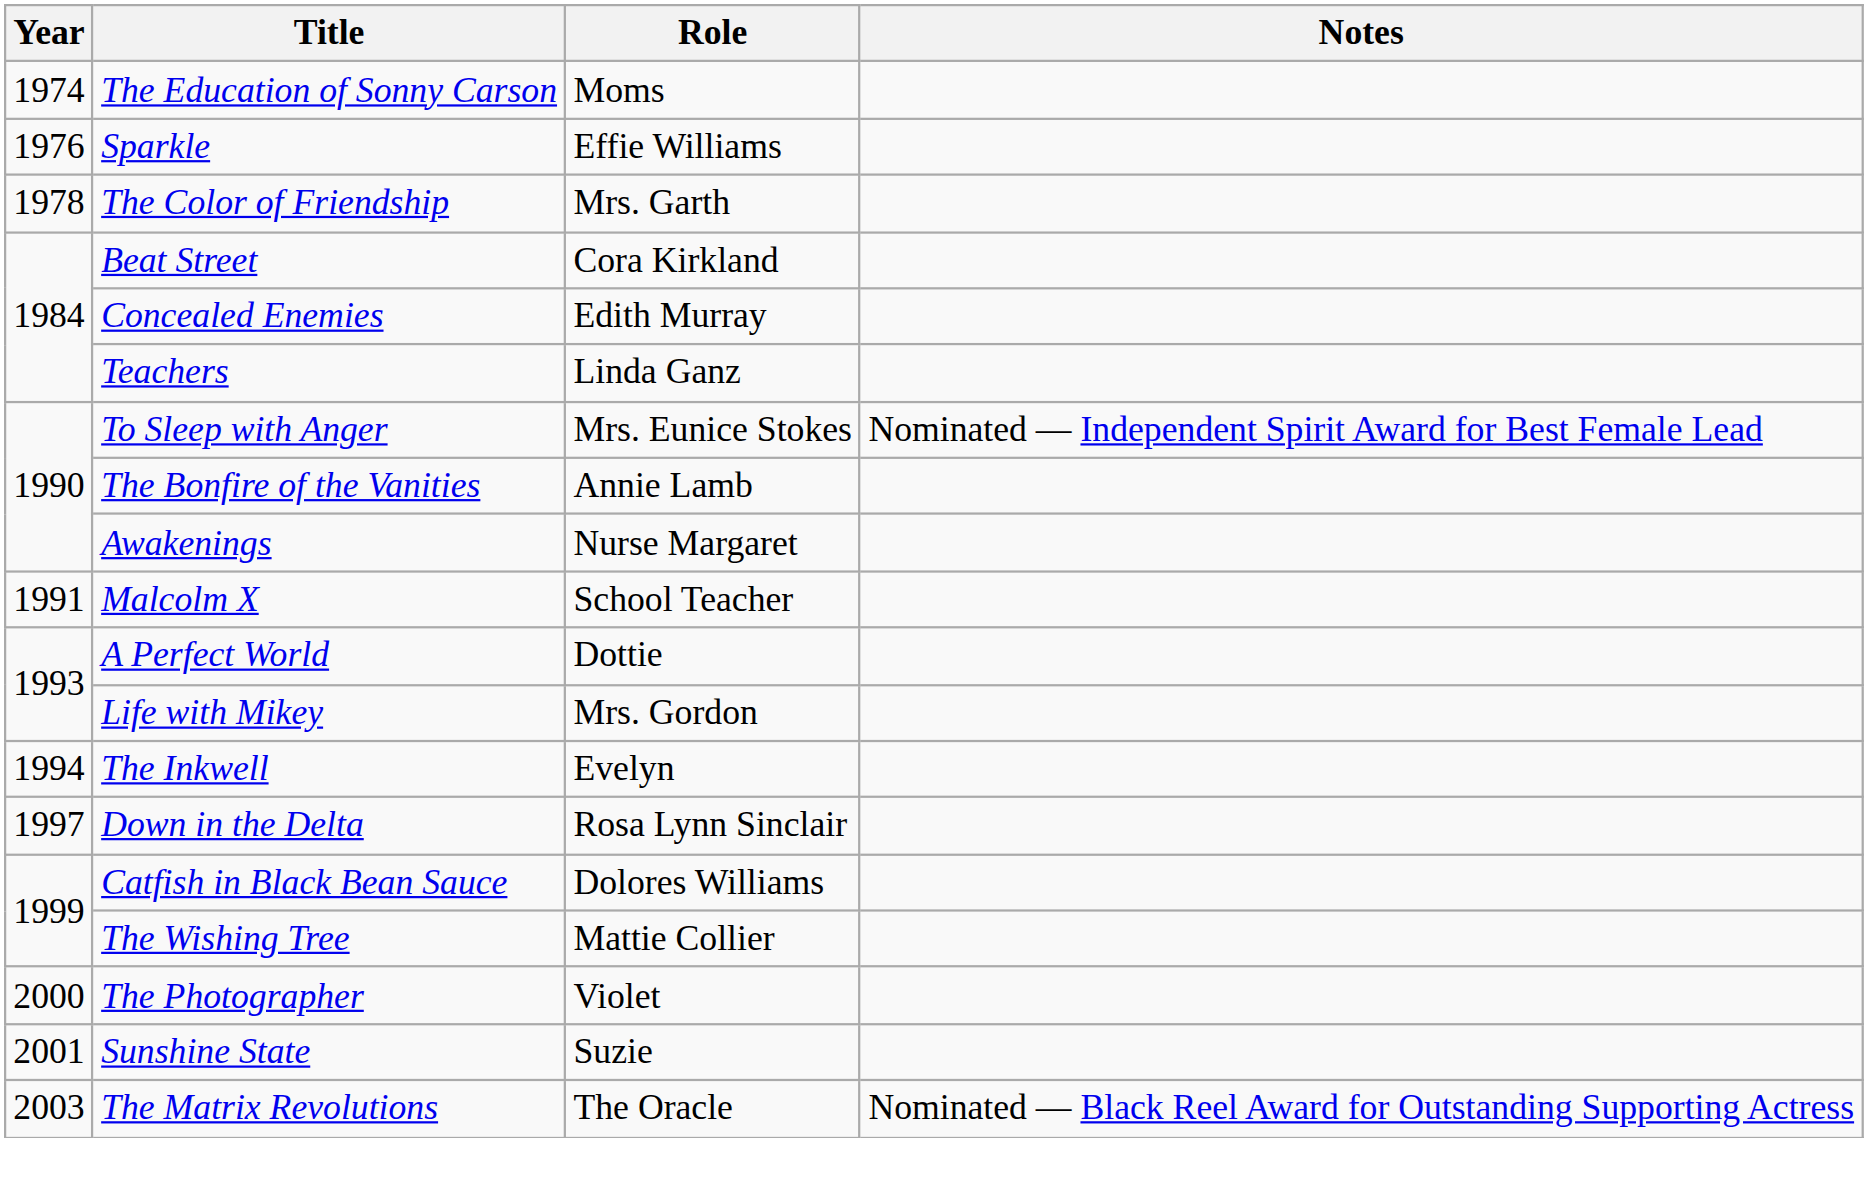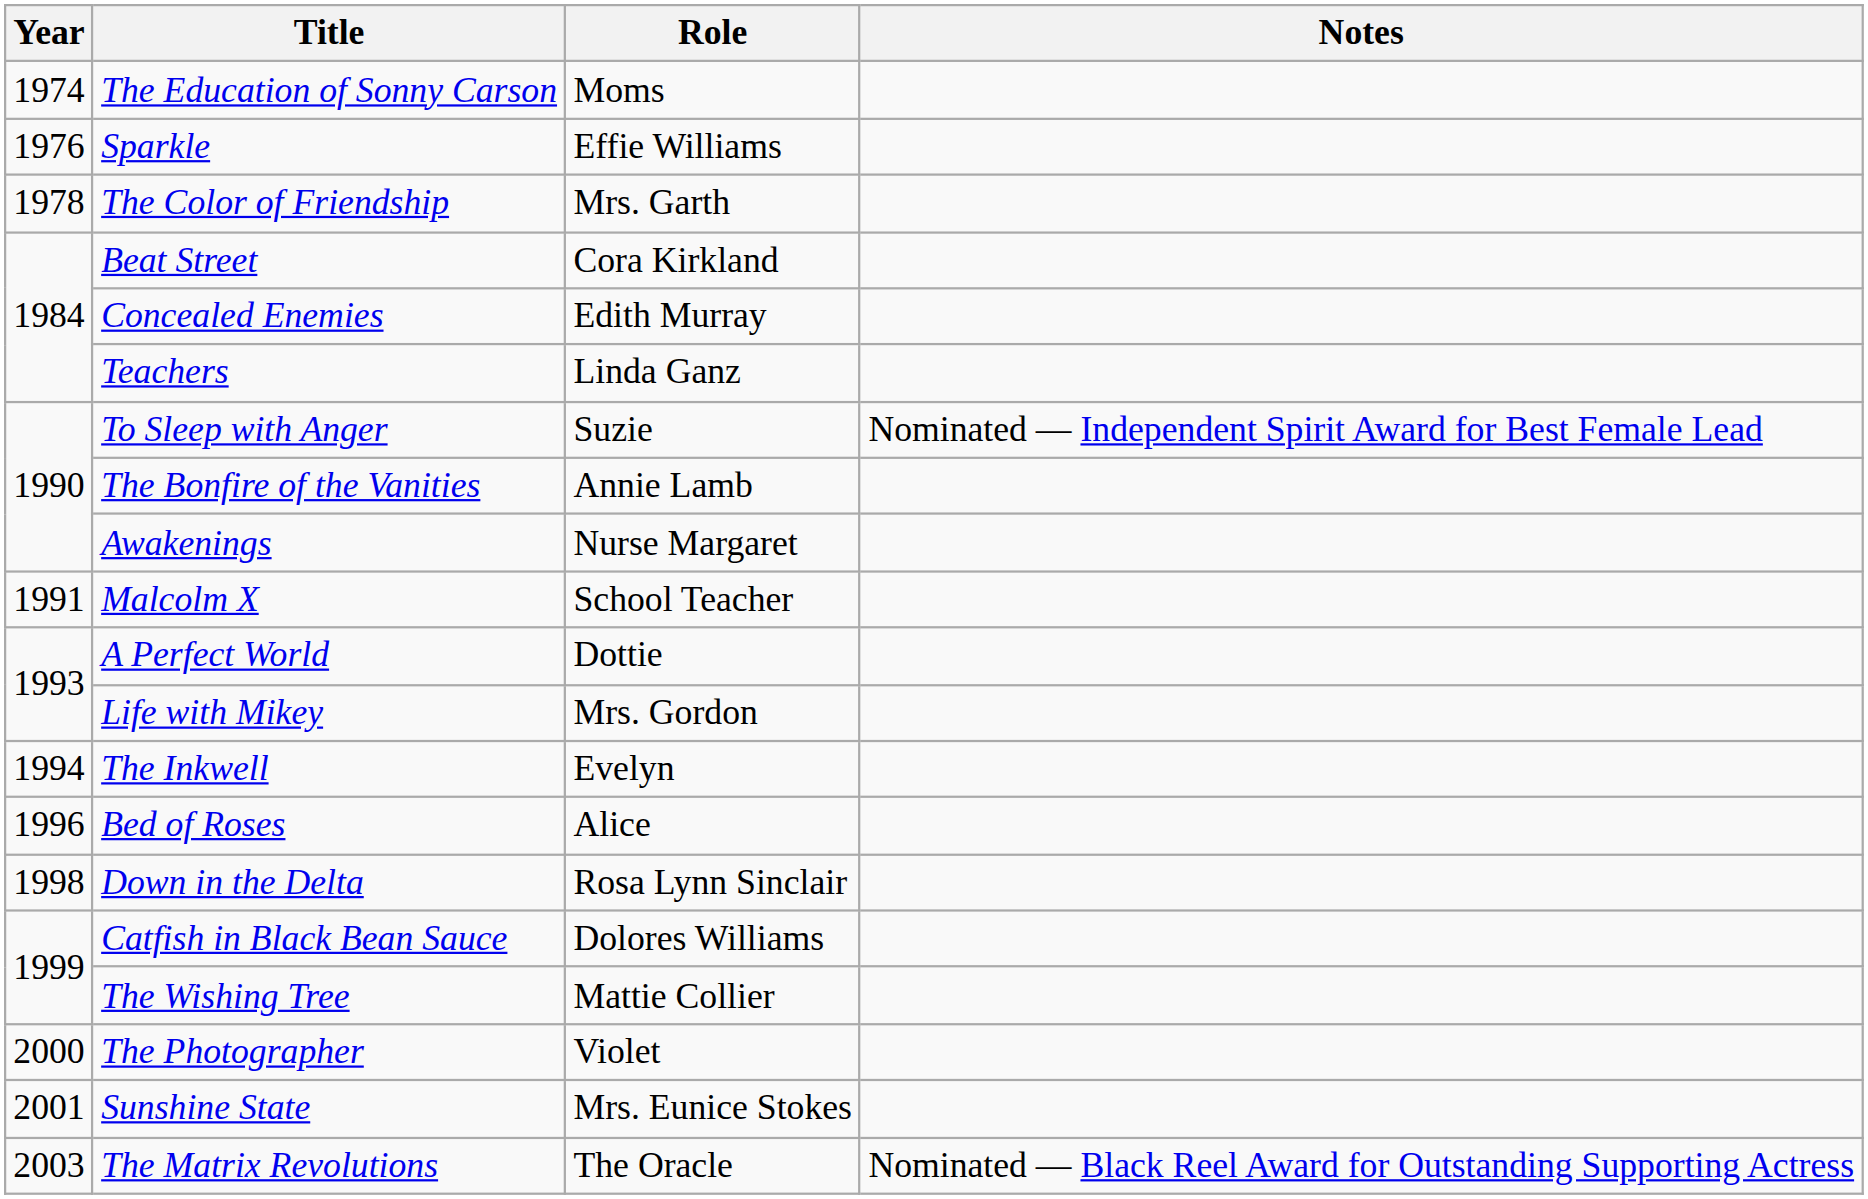(713, 428) Mrs. Eunice Stokes -> (613, 428) Suzie
+ row: (193, 825)
(49, 825) 1997 -> (49, 881) 1998
(613, 1051) Suzie -> (713, 1107) Mrs. Eunice Stokes
